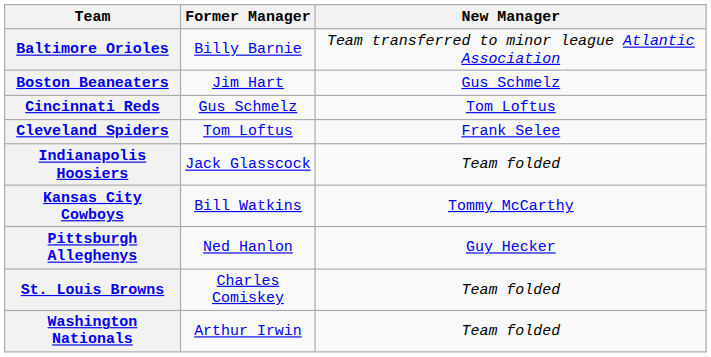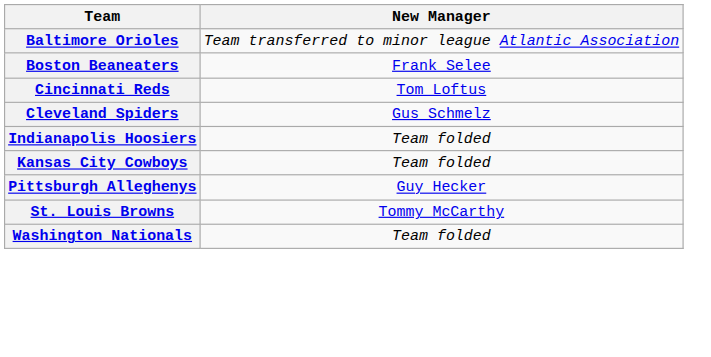- column: (248, 17)
(511, 83) Gus Schmelz -> (441, 65) Frank Selee
(511, 131) Frank Selee -> (441, 114) Gus Schmelz
(511, 206) Tommy McCarthy -> (441, 163) Team folded
(511, 289) Team folded -> (441, 212) Tommy McCarthy
